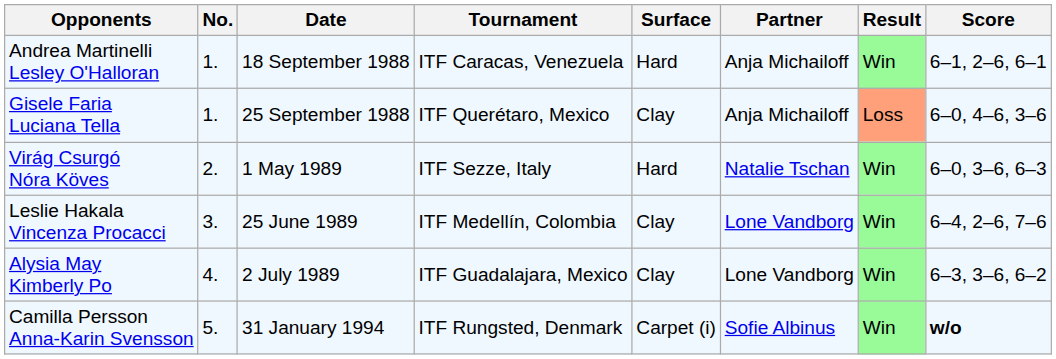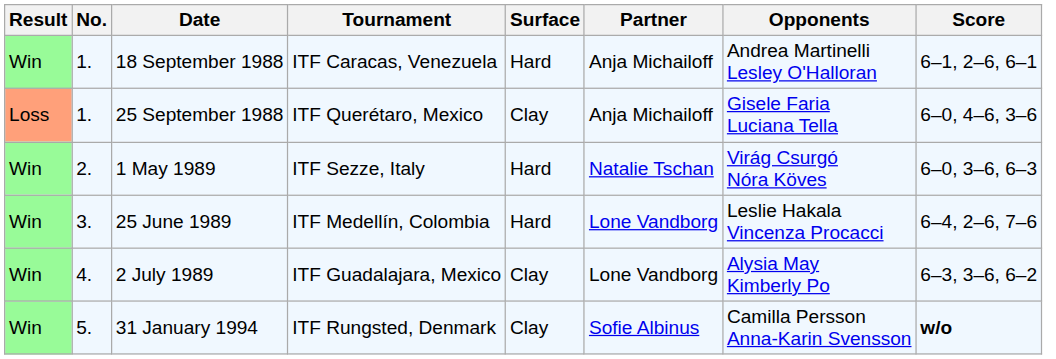columns swapped: (892, 19) <-> (101, 19)
(655, 220) Clay -> (531, 220) Hard
(676, 327) Carpet (i) -> (529, 327) Clay
